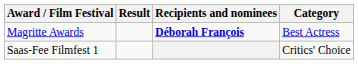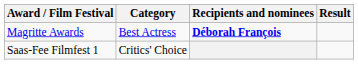columns swapped: (316, 13) <-> (134, 13)
